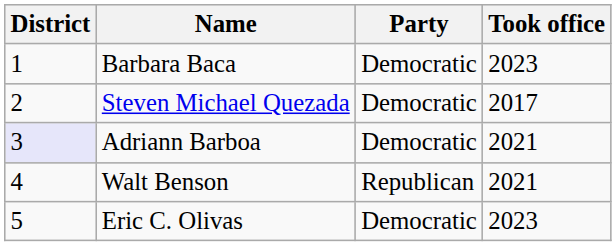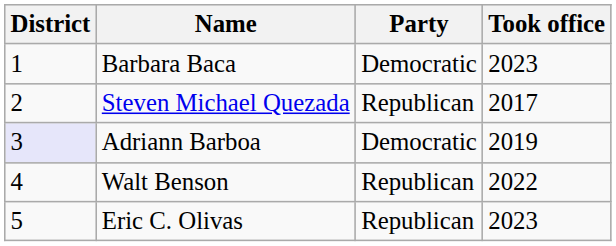(419, 102) Democratic -> (418, 102) Republican
(513, 142) 2021 -> (513, 142) 2019
(513, 181) 2021 -> (513, 181) 2022
(419, 220) Democratic -> (418, 220) Republican
